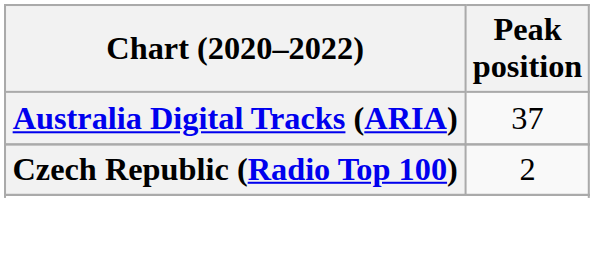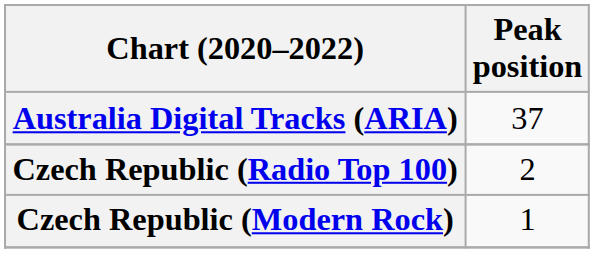+ row: (235, 220)
